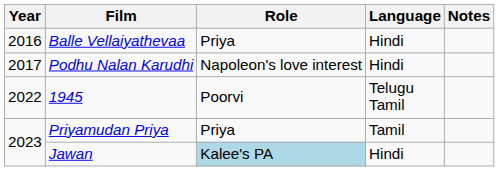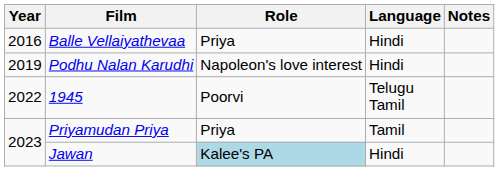(25, 64) 2017 -> (25, 64) 2019
